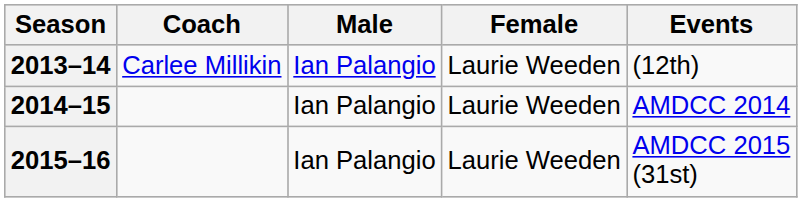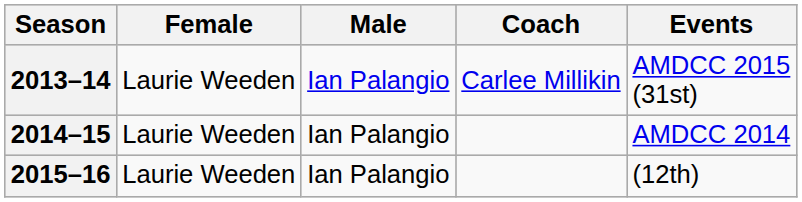columns swapped: (534, 24) <-> (202, 24)
(666, 65) (12th) -> (711, 79) AMDCC 2015 (31st)
(711, 160) AMDCC 2015 (31st) -> (666, 175) (12th)
